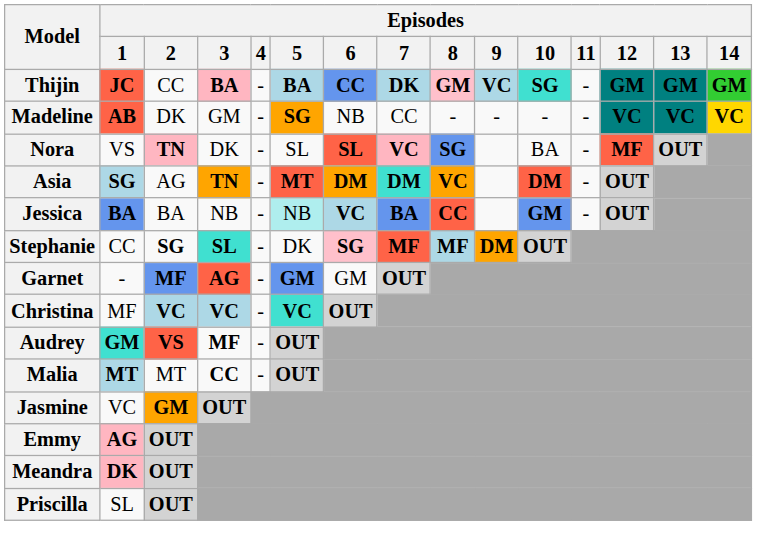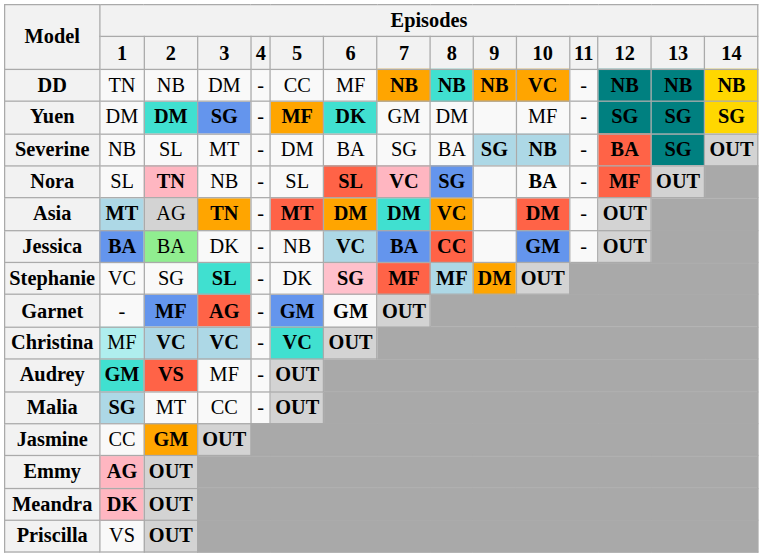- row: (52, 85)
+ row: (52, 85)
+ row: (52, 117)
- row: (52, 117)
+ row: (52, 149)
(122, 149) VS -> (122, 181) SL
(224, 149) DK -> (224, 181) NB
(545, 149) normal -> (543, 181) bold
(122, 181) SG -> (122, 213) MT
(171, 181) no background -> (171, 213) lightgrey background
(171, 213) no background -> (171, 246) lightgreen background
(224, 213) NB -> (224, 246) DK
(297, 213) paleturquoise background -> (297, 246) no background
(122, 246) CC -> (122, 278) VC
(171, 246) bold -> (171, 278) normal
(351, 278) normal -> (351, 310) bold
(122, 310) no background -> (122, 342) paleturquoise background
(224, 342) bold -> (224, 375) normal
(122, 375) MT -> (122, 407) SG
(224, 375) bold -> (224, 407) normal
(122, 407) VC -> (122, 439) CC
(122, 504) SL -> (122, 536) VS
